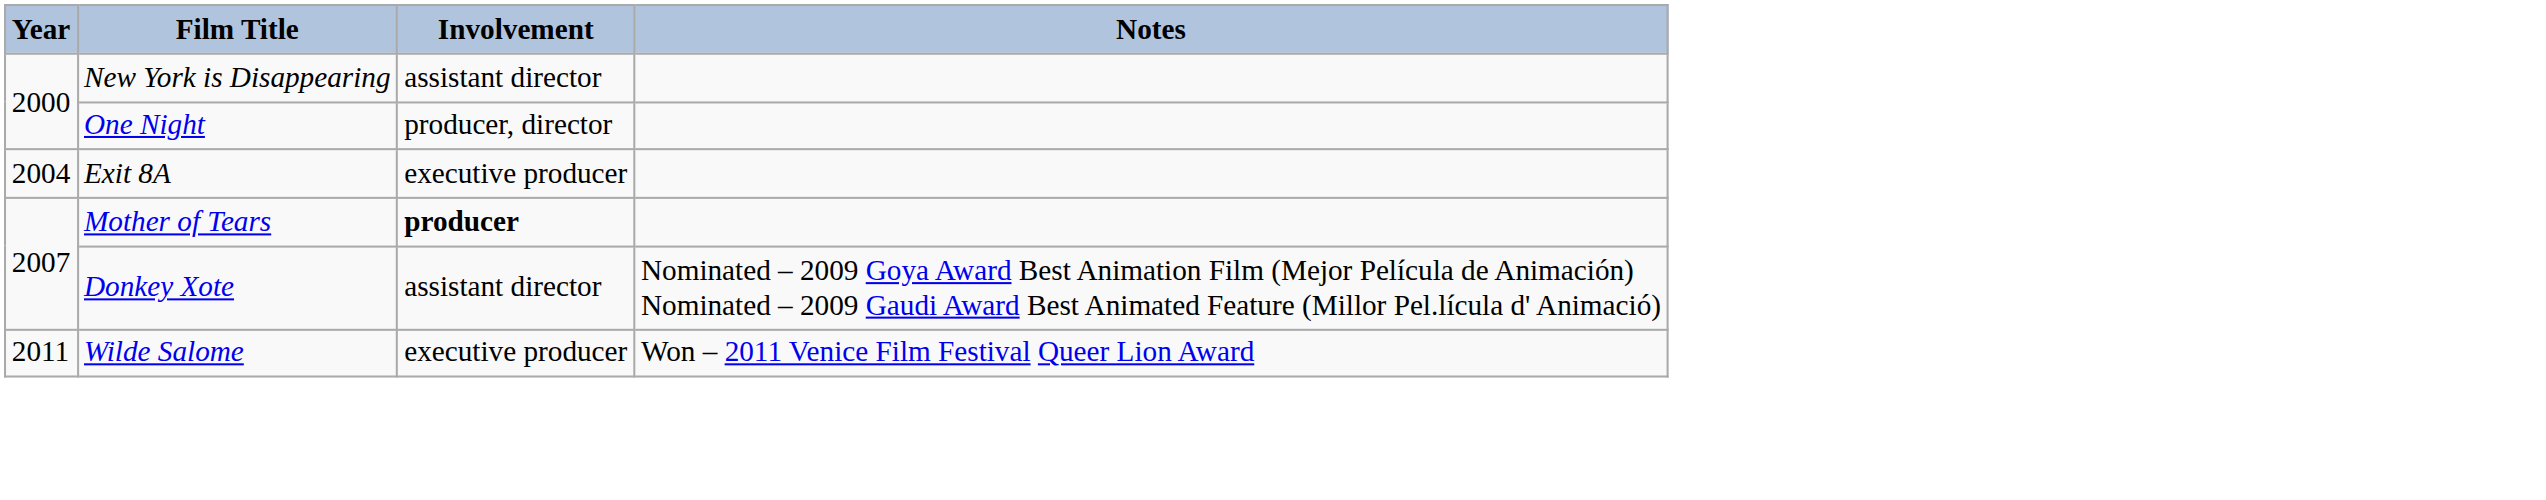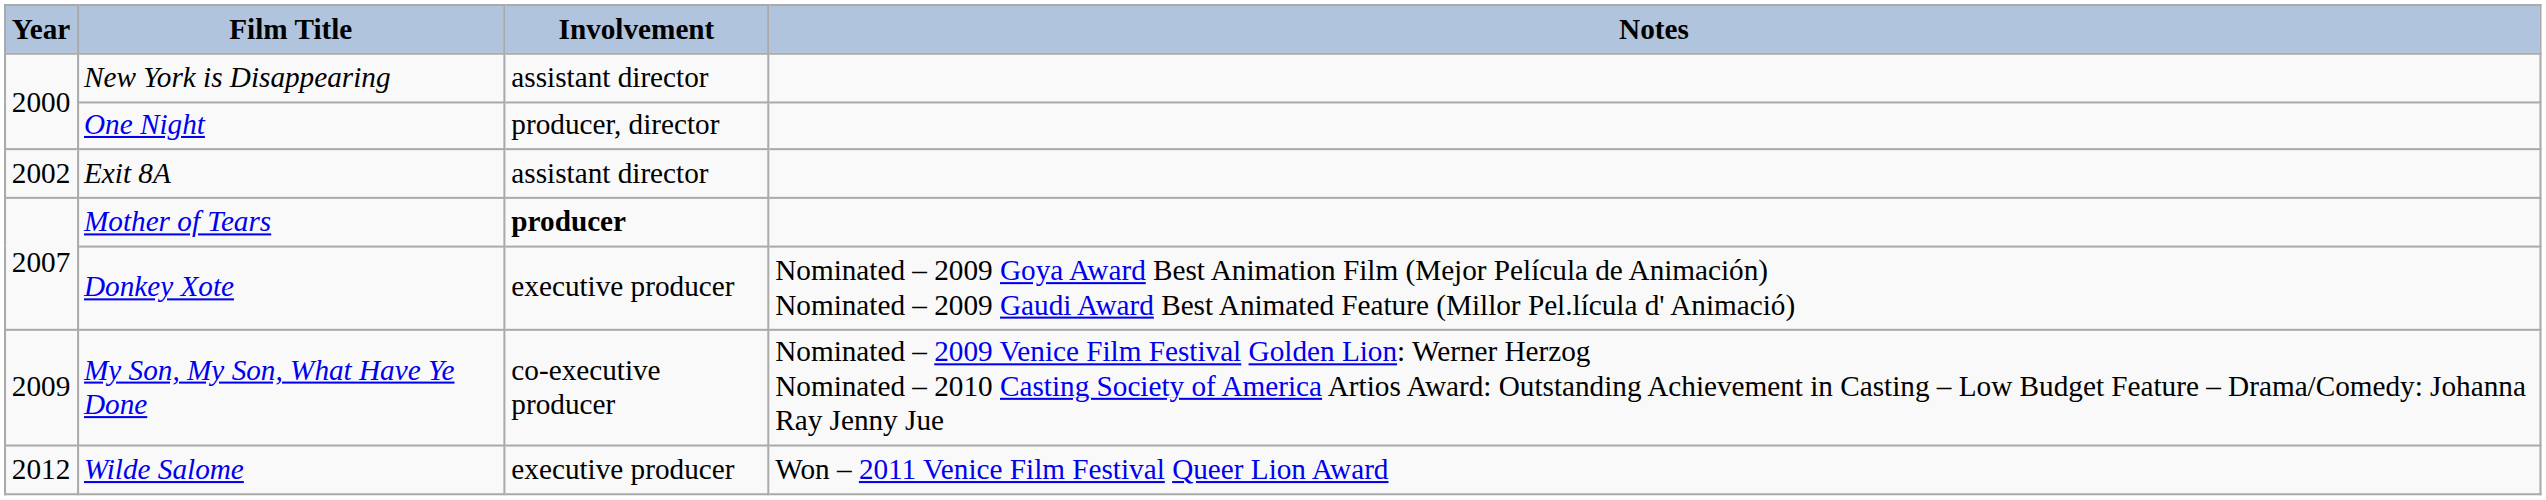(41, 173) 2004 -> (41, 173) 2002
(516, 173) executive producer -> (610, 173) assistant director
(503, 287) assistant director -> (623, 287) executive producer
+ row: (269, 387)
(41, 352) 2011 -> (41, 470) 2012
